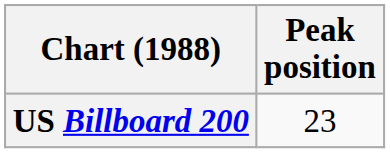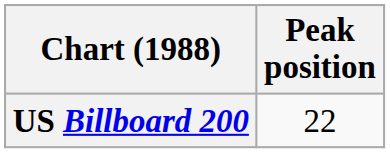(320, 119) 23 -> (320, 119) 22
